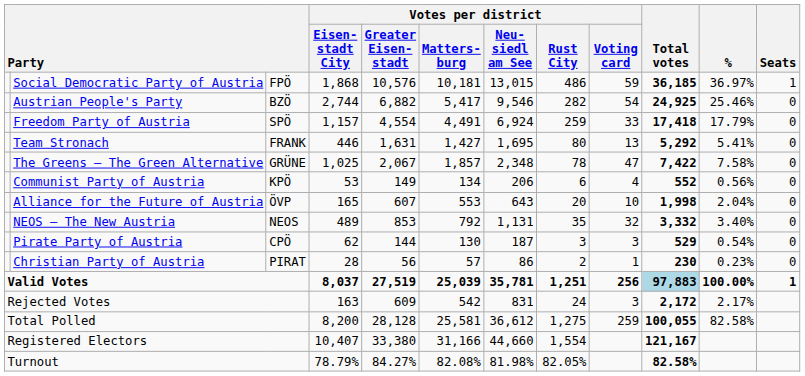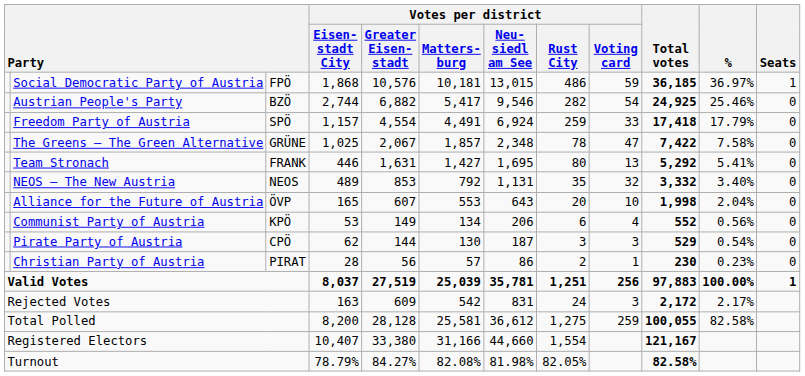rows swapped: (138, 162) <-> (61, 142)
rows swapped: (94, 222) <-> (109, 182)
(674, 282) lightblue background -> (674, 282) no background
